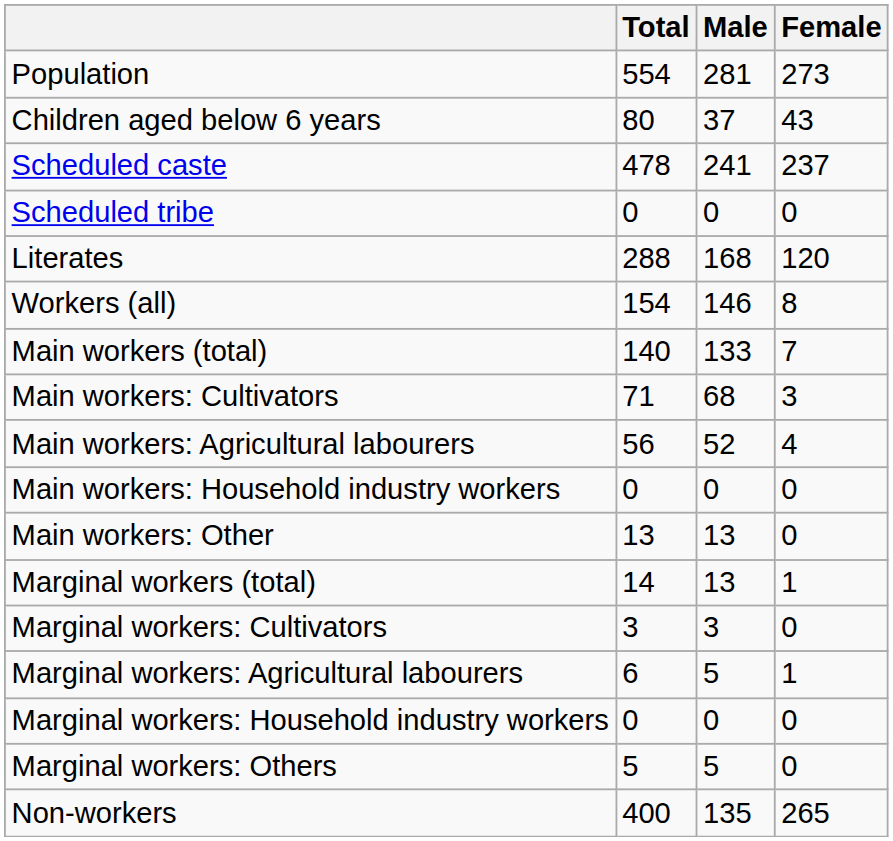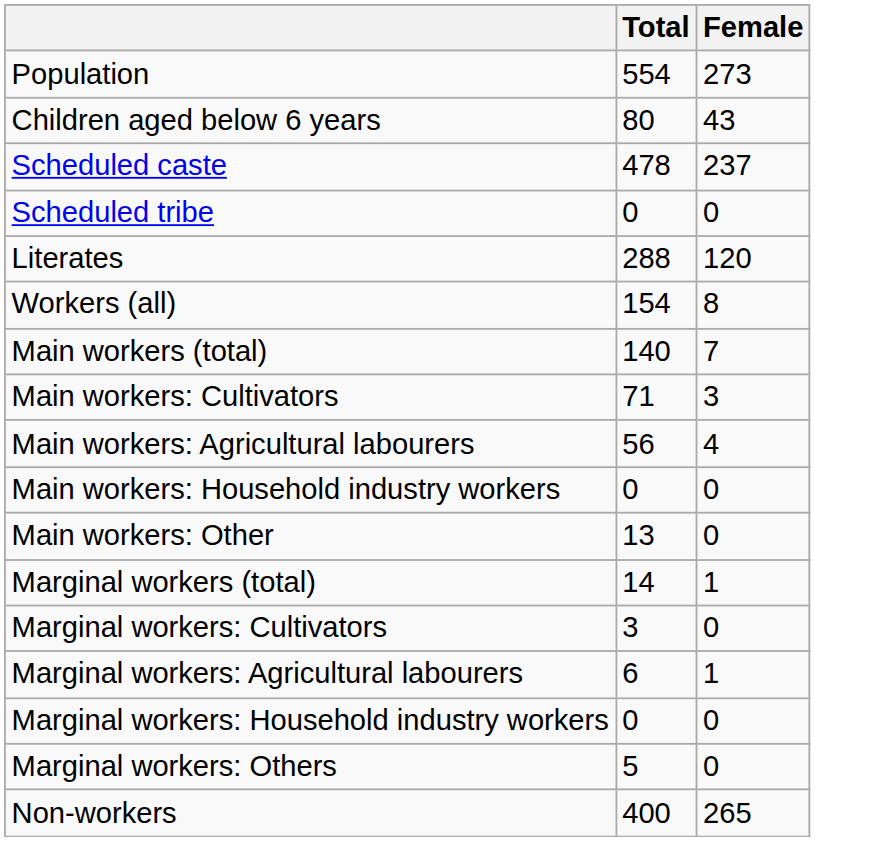- column: (735, 27)
